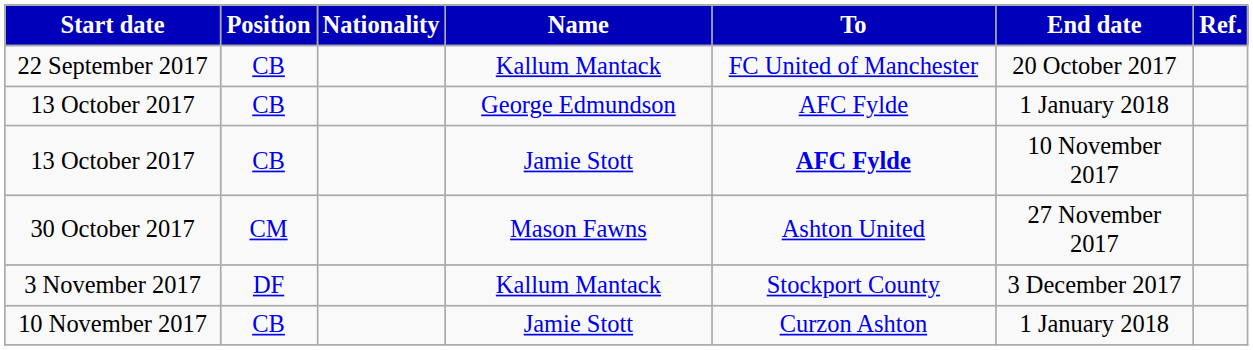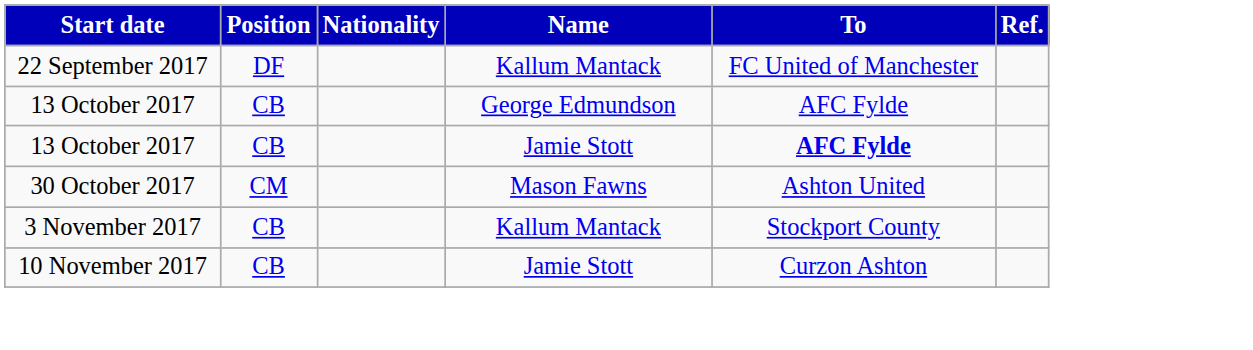- column: (1094, 25)
(269, 65) CB -> (269, 65) DF
(269, 284) DF -> (269, 226) CB
